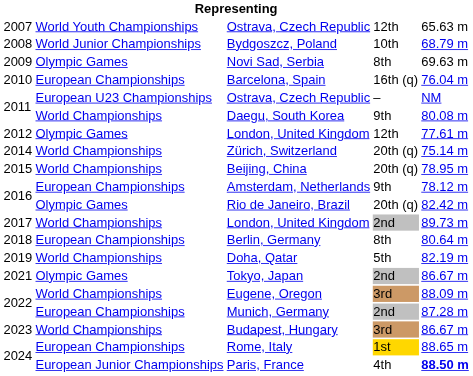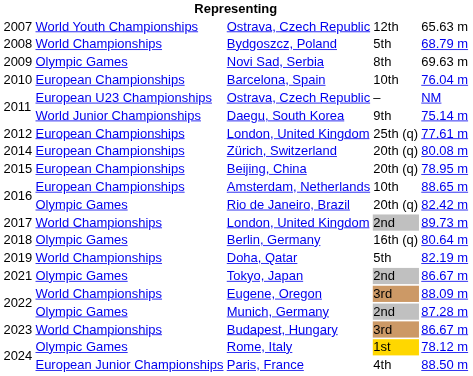(118, 44) World Junior Championships -> (99, 44) World Championships
(386, 44) 10th -> (382, 44) 5th
(396, 80) 16th (q) -> (386, 80) 10th
(99, 115) World Championships -> (118, 115) World Junior Championships
(445, 115) 80.08 m -> (445, 115) 75.14 m
(82, 133) Olympic Games -> (110, 133) European Championships
(386, 133) 12th -> (396, 133) 25th (q)
(99, 151) World Championships -> (110, 151) European Championships
(445, 151) 75.14 m -> (445, 151) 80.08 m
(99, 169) World Championships -> (110, 169) European Championships
(382, 187) 9th -> (386, 187) 10th
(445, 187) 78.12 m -> (445, 187) 88.65 m
(110, 240) European Championships -> (82, 240) Olympic Games
(382, 240) 8th -> (396, 240) 16th (q)
(110, 311) European Championships -> (82, 311) Olympic Games
(110, 347) European Championships -> (82, 347) Olympic Games
(445, 347) 88.65 m -> (445, 347) 78.12 m
(445, 365) bold -> (445, 365) normal
